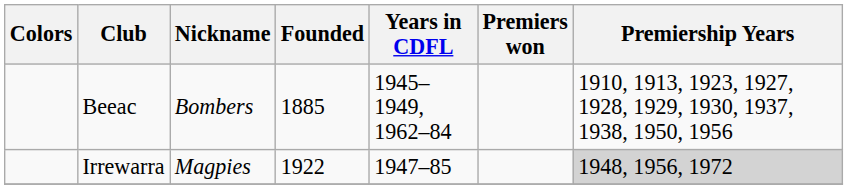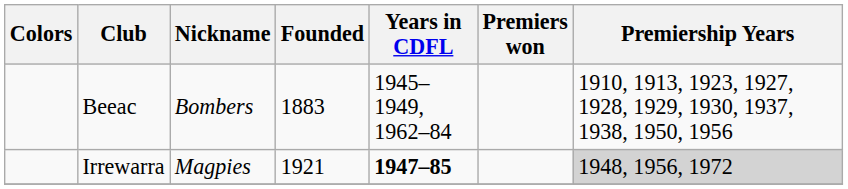(303, 106) 1885 -> (303, 106) 1883
(303, 166) 1922 -> (303, 166) 1921
(413, 166) normal -> (413, 166) bold
